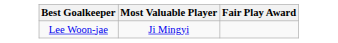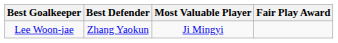+ column: (118, 12)
